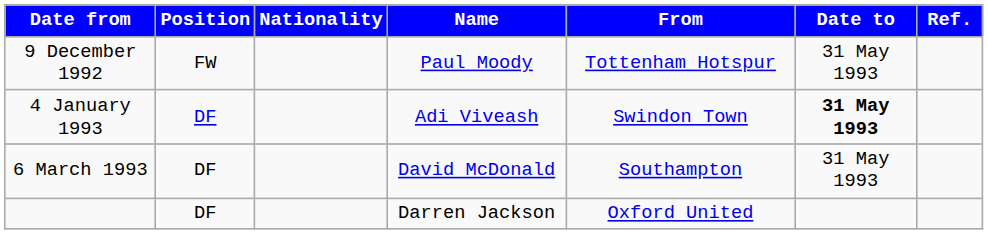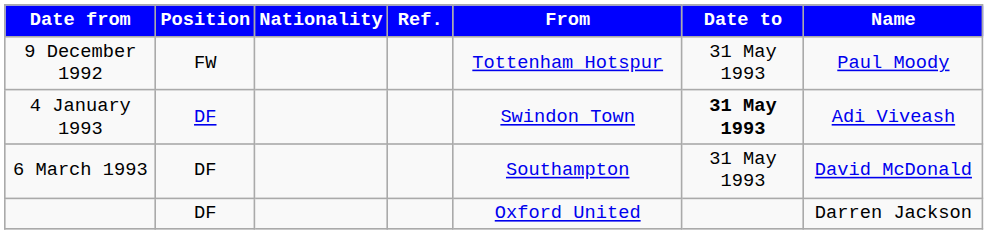columns swapped: (477, 20) <-> (950, 20)
